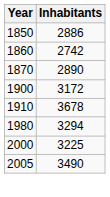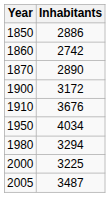(70, 107) 3678 -> (70, 107) 3676
+ row: (20, 126)
(70, 164) 3490 -> (70, 182) 3487
